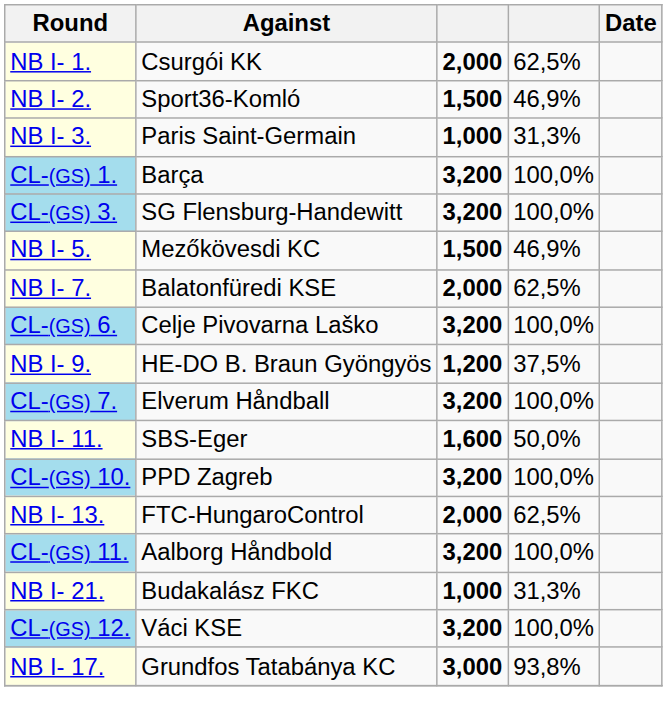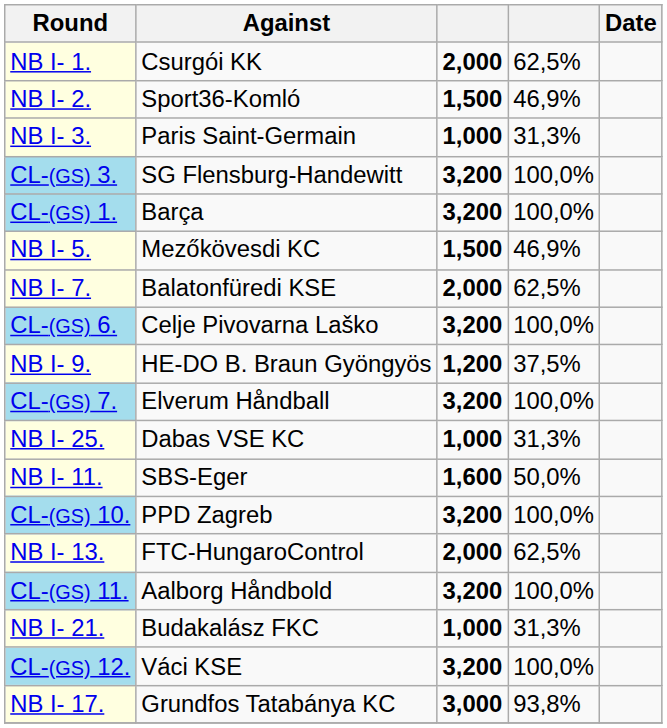rows swapped: (64, 174) <-> (64, 212)
+ row: (57, 439)
